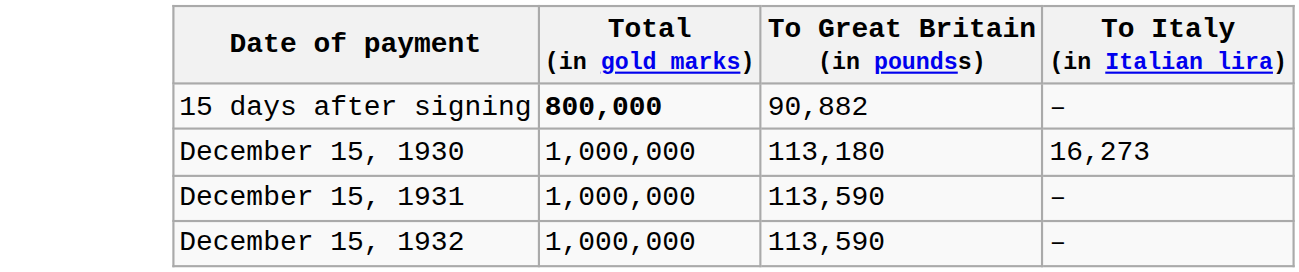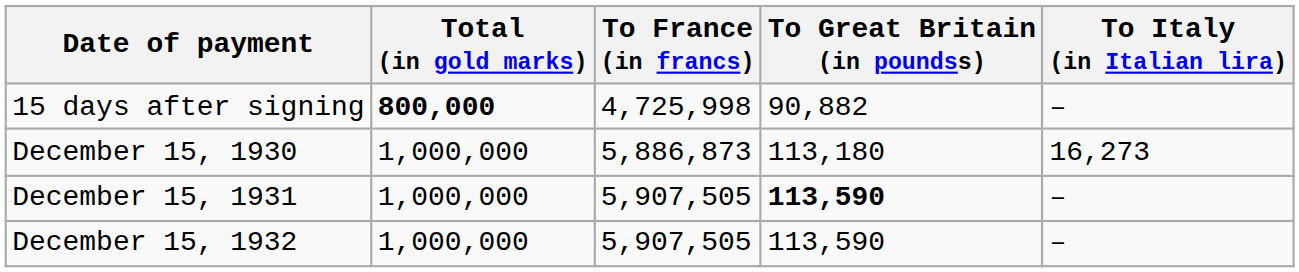+ column: (678, 44)
(826, 198) normal -> (826, 198) bold
